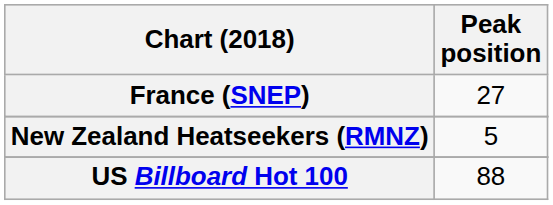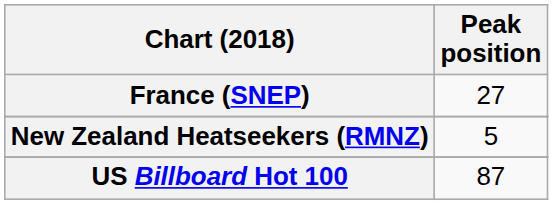(491, 177) 88 -> (491, 177) 87
